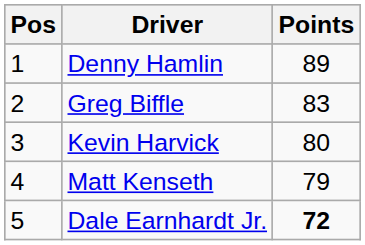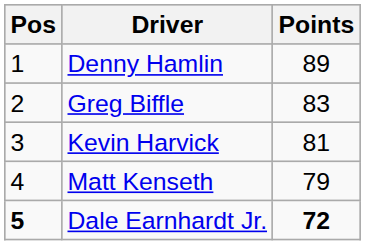(316, 142) 80 -> (316, 142) 81
(17, 221) normal -> (17, 221) bold
